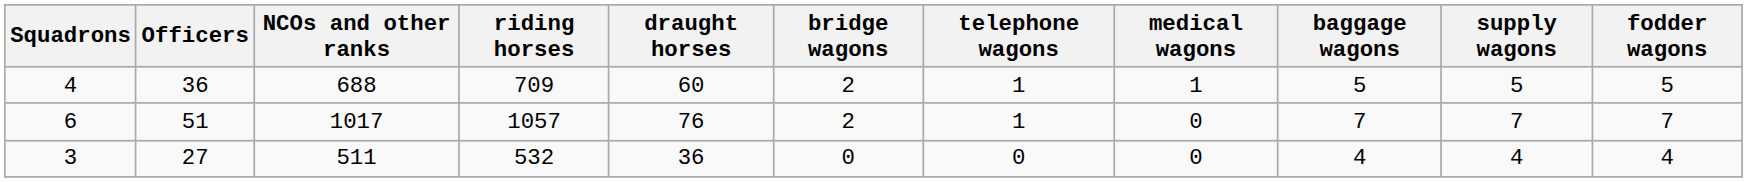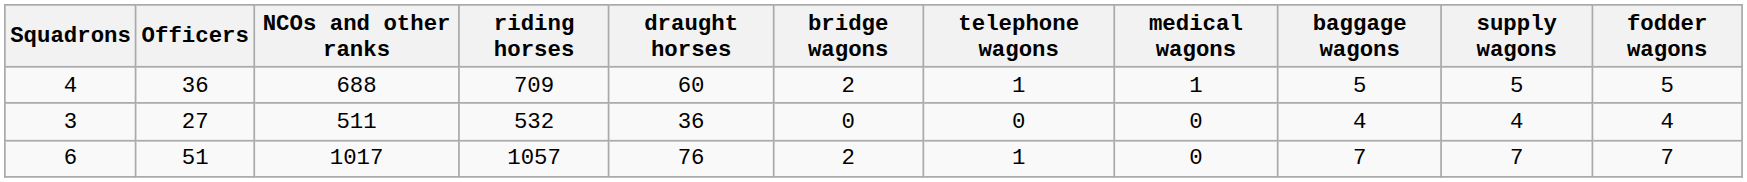rows swapped: (71, 122) <-> (71, 158)
